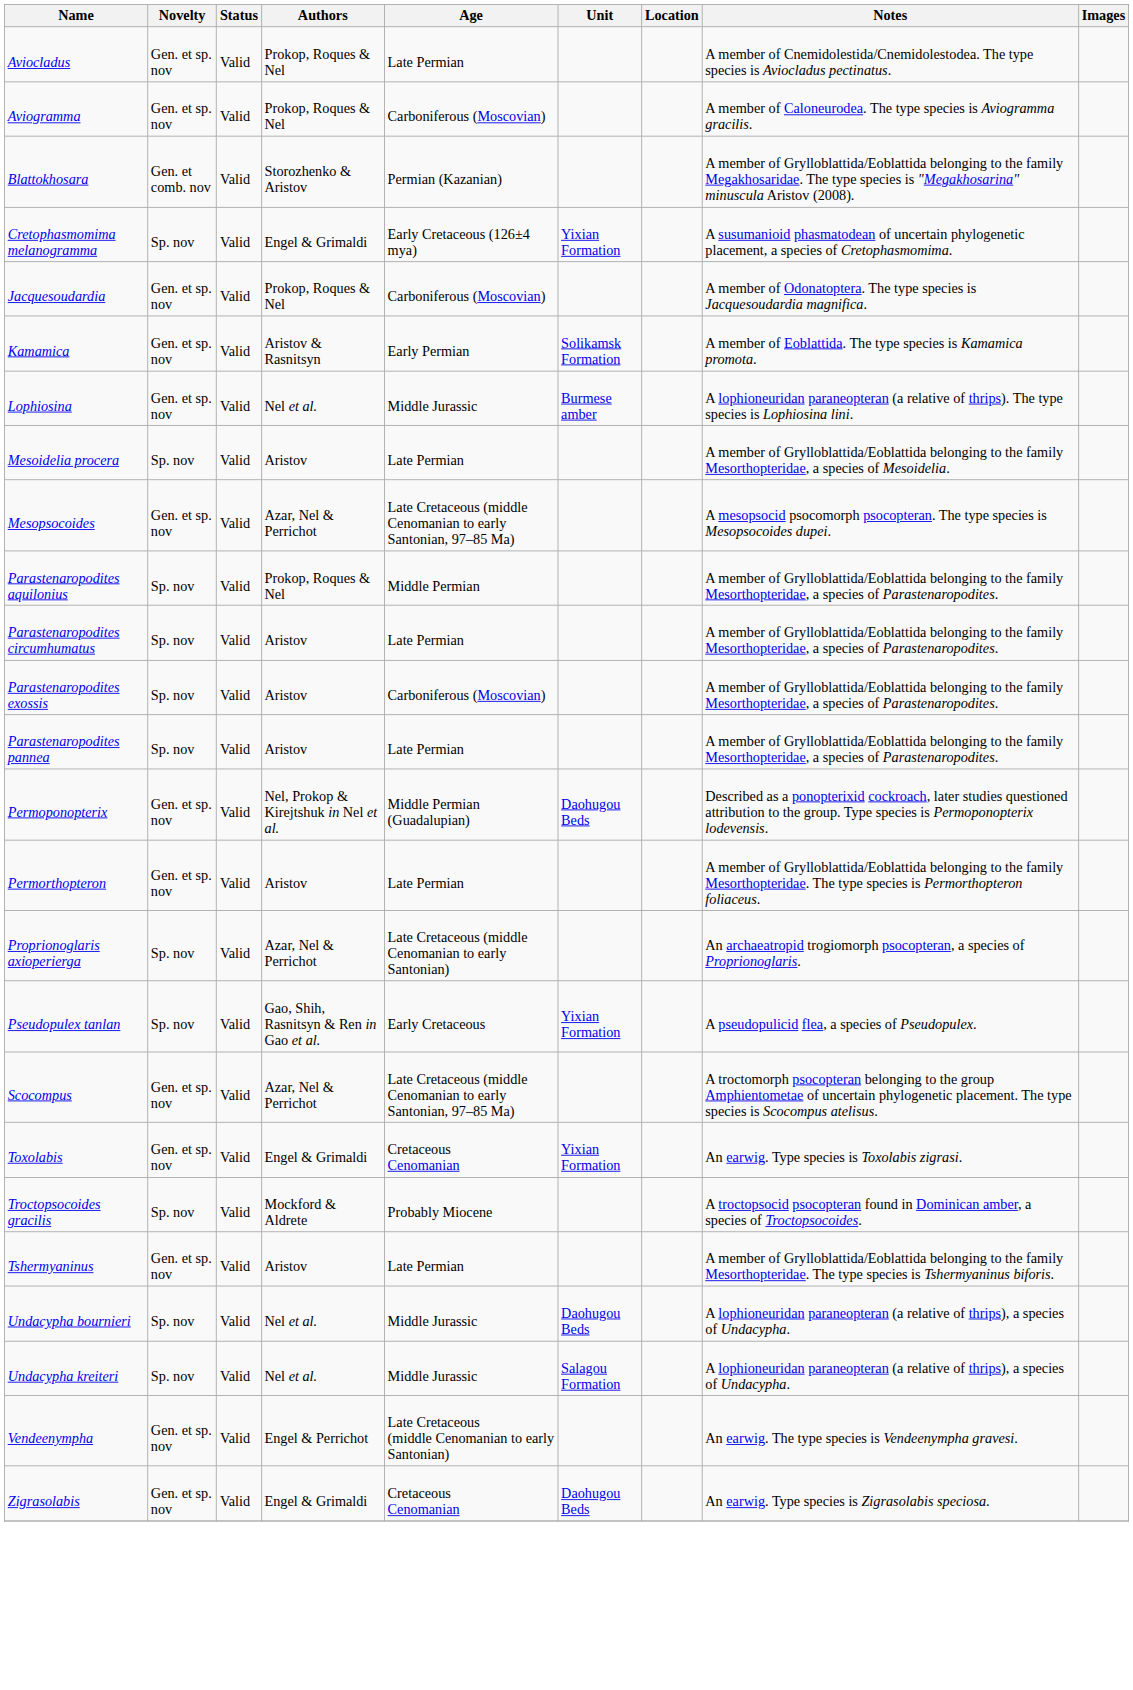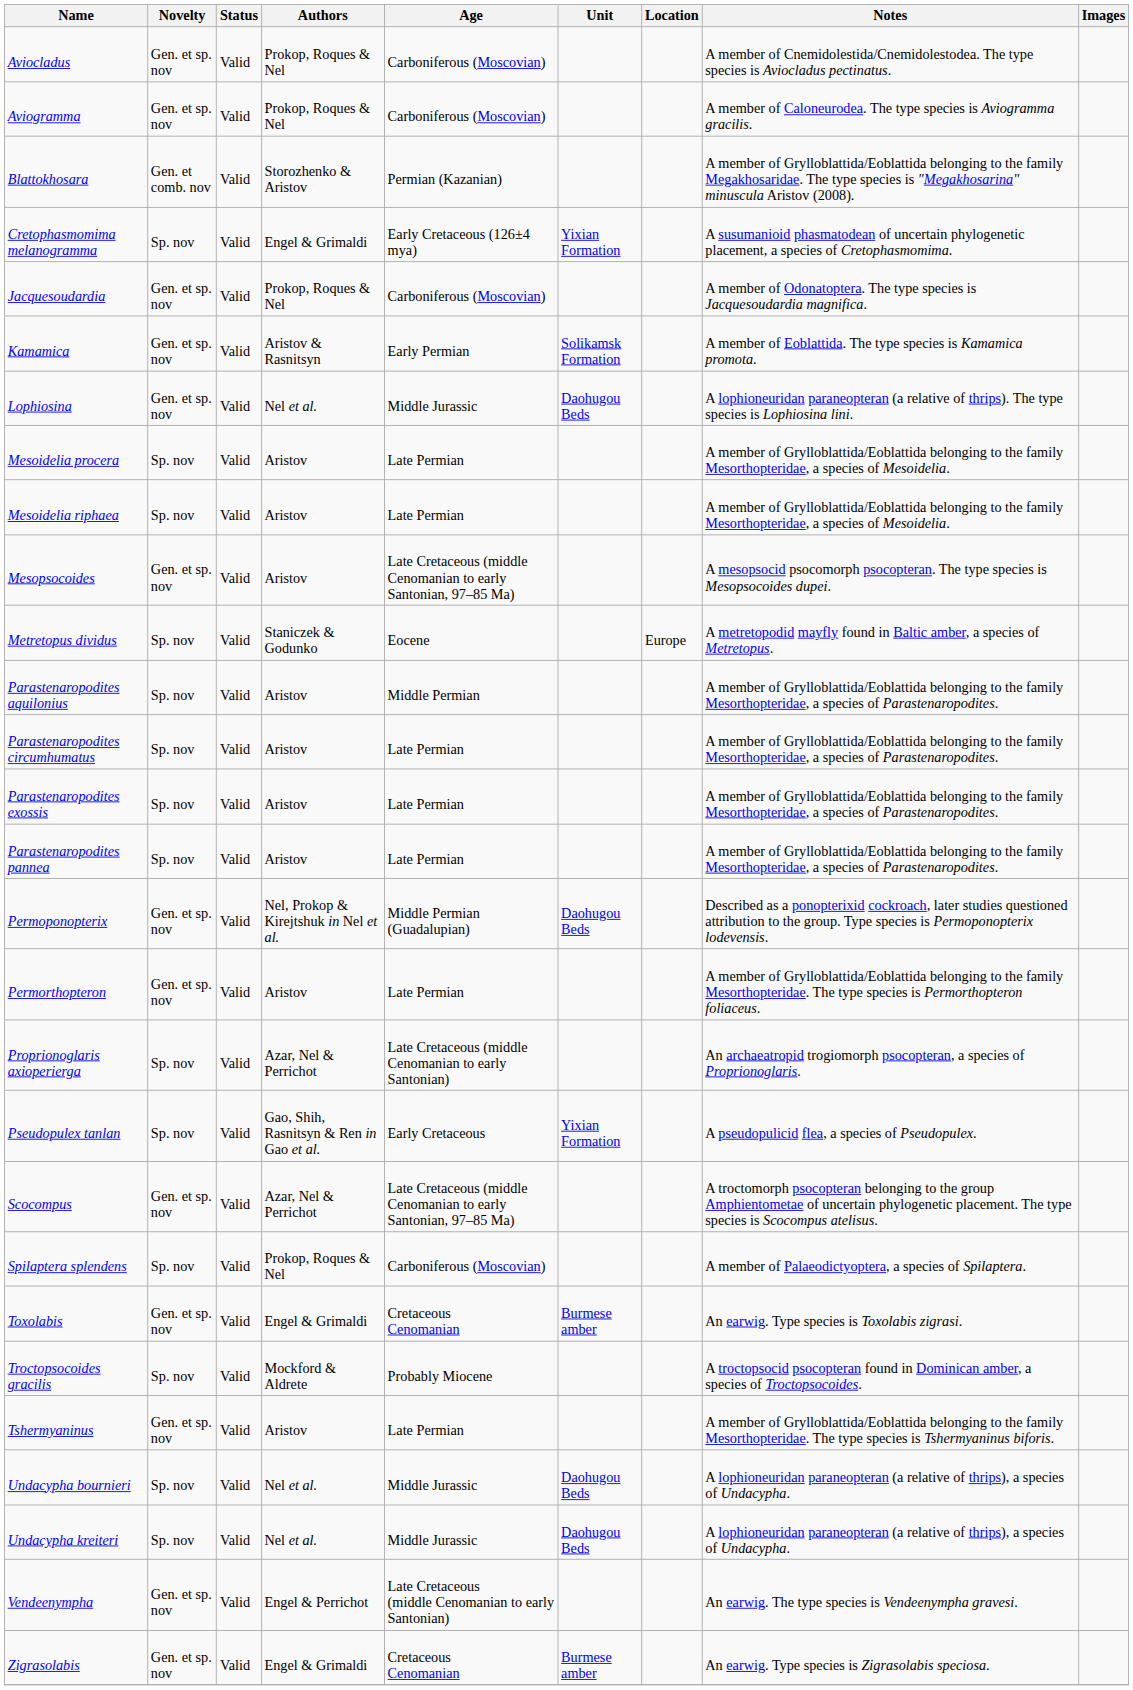(426, 62) Late Permian -> (467, 62) Carboniferous (Moscovian)
(586, 406) Burmese amber -> (591, 406) Daohugou Beds
+ row: (63, 515)
(299, 523) Azar, Nel & Perrichot -> (286, 578) Aristov
+ row: (62, 640)
(317, 586) Prokop, Roques & Nel -> (286, 695) Aristov
(467, 695) Carboniferous (Moscovian) -> (426, 804) Late Permian
+ row: (67, 1267)
(591, 1157) Yixian Formation -> (586, 1321) Burmese amber
(591, 1376) Salagou Formation -> (591, 1540) Daohugou Beds
(591, 1501) Daohugou Beds -> (586, 1665) Burmese amber
